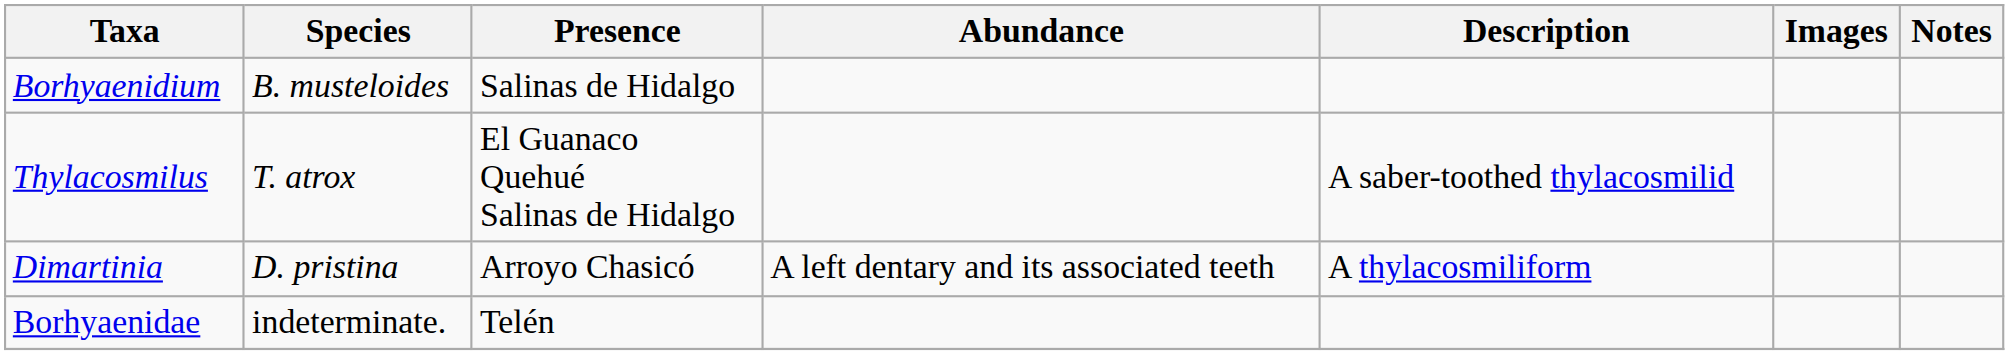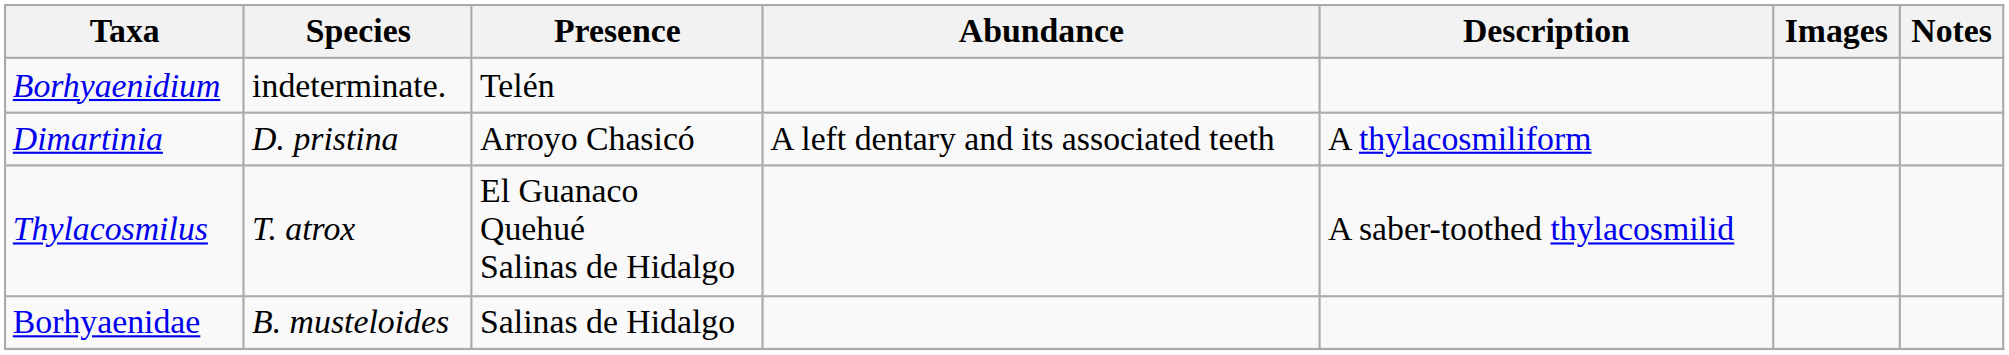(351, 84) B. musteloides -> (349, 84) indeterminate.
(608, 84) Salinas de Hidalgo -> (517, 84) Telén
rows swapped: (88, 267) <-> (110, 176)
(349, 321) indeterminate. -> (351, 321) B. musteloides
(517, 321) Telén -> (608, 321) Salinas de Hidalgo
